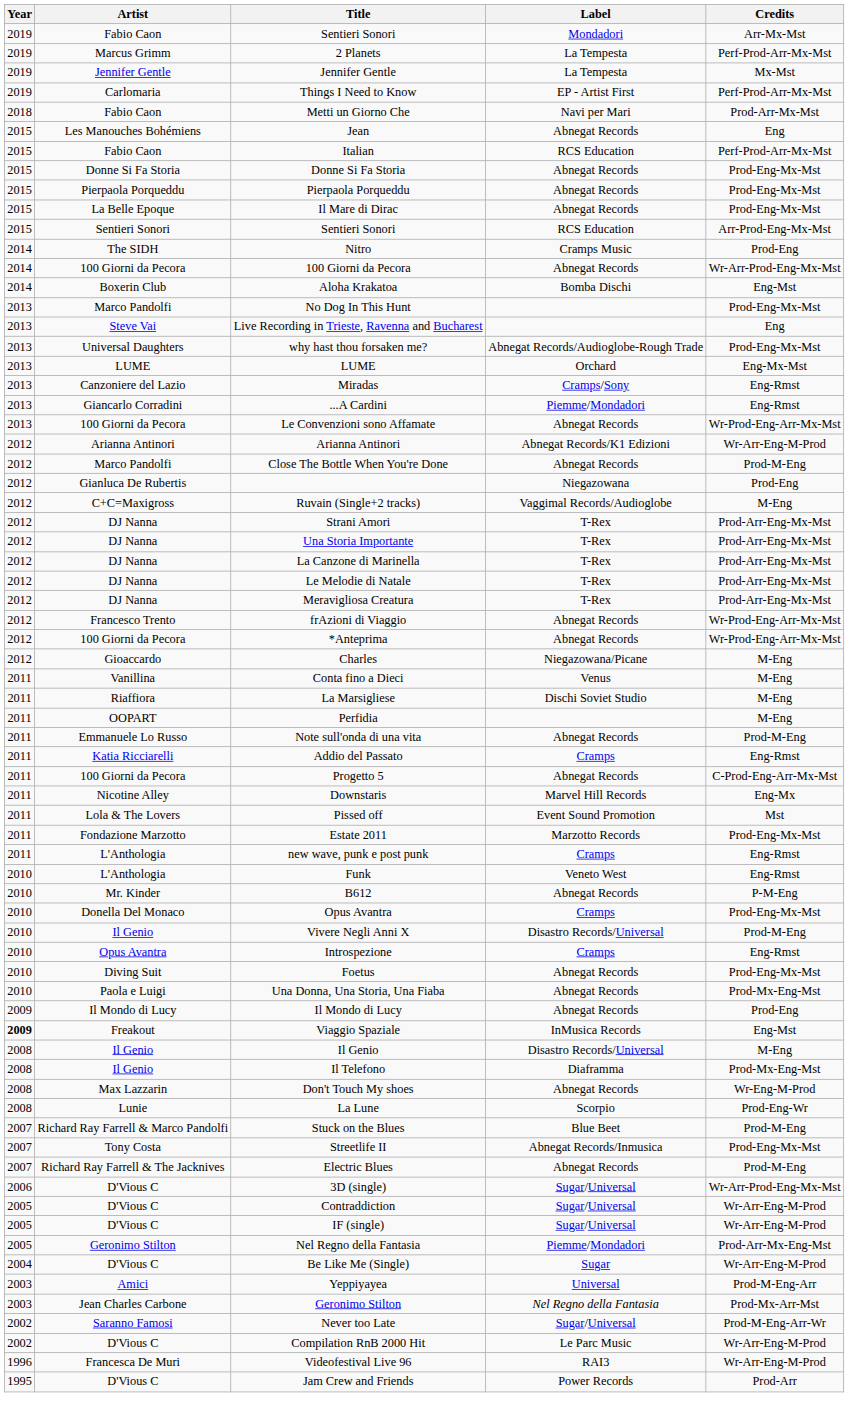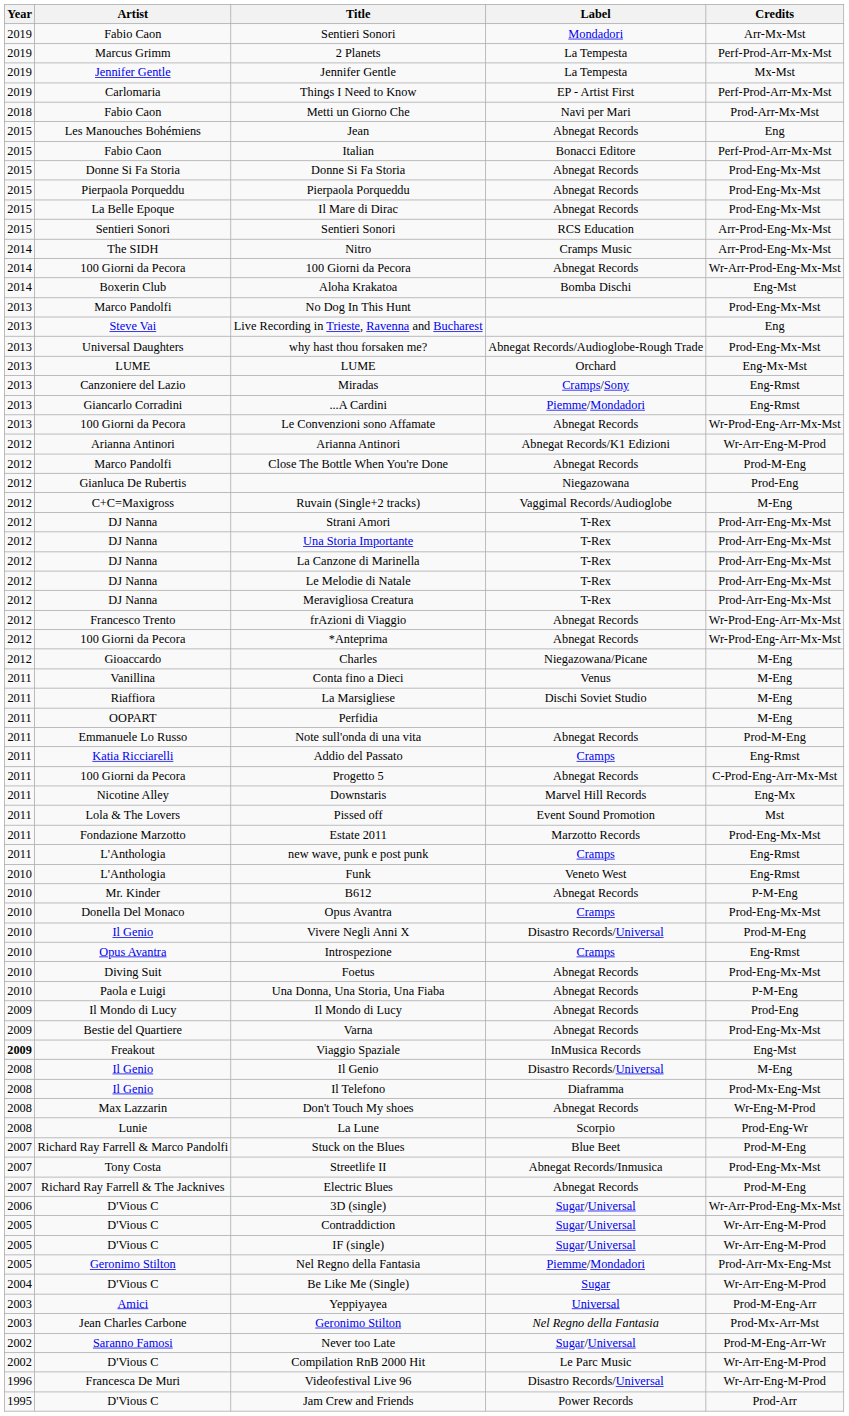(596, 151) RCS Education -> (596, 151) Bonacci Editore
(775, 248) Prod-Eng -> (775, 248) Arr-Prod-Eng-Mx-Mst
(775, 991) Prod-Mx-Eng-Mst -> (775, 991) P-M-Eng
+ row: (133, 1030)
(596, 1362) RAI3 -> (596, 1381) Disastro Records/Universal
